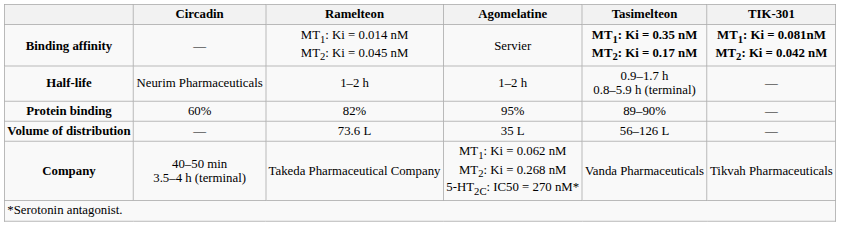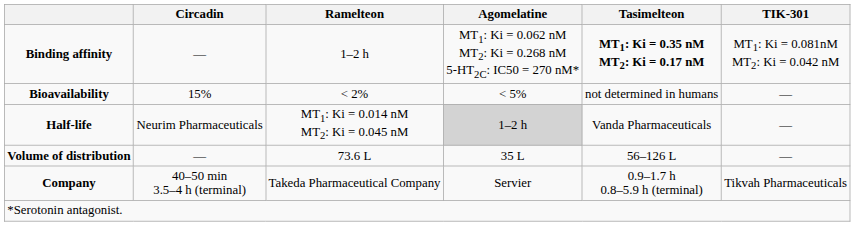(355, 45) MT1: Ki = 0.014 nM MT2: Ki = 0.045 nM -> (355, 54) 1–2 h
(513, 45) Servier -> (513, 54) MT1: Ki = 0.062 nM MT2: Ki = 0.268 nM 5-HT2C: IC50 = 270 nM*
(771, 45) bold -> (786, 54) normal
+ row: (69, 94)
(355, 83) 1–2 h -> (355, 124) MT1: Ki = 0.014 nM MT2: Ki = 0.045 nM
(513, 83) no background -> (513, 124) lightgrey background
(645, 83) 0.9–1.7 h 0.8–5.9 h (terminal) -> (652, 124) Vanda Pharmaceuticals
- row: (69, 111)
(513, 171) MT1: Ki = 0.062 nM MT2: Ki = 0.268 nM 5-HT2C: IC50 = 270 nM* -> (513, 183) Servier
(645, 171) Vanda Pharmaceuticals -> (652, 183) 0.9–1.7 h 0.8–5.9 h (terminal)
